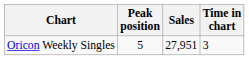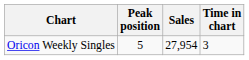(181, 45) 27,951 -> (181, 45) 27,954
